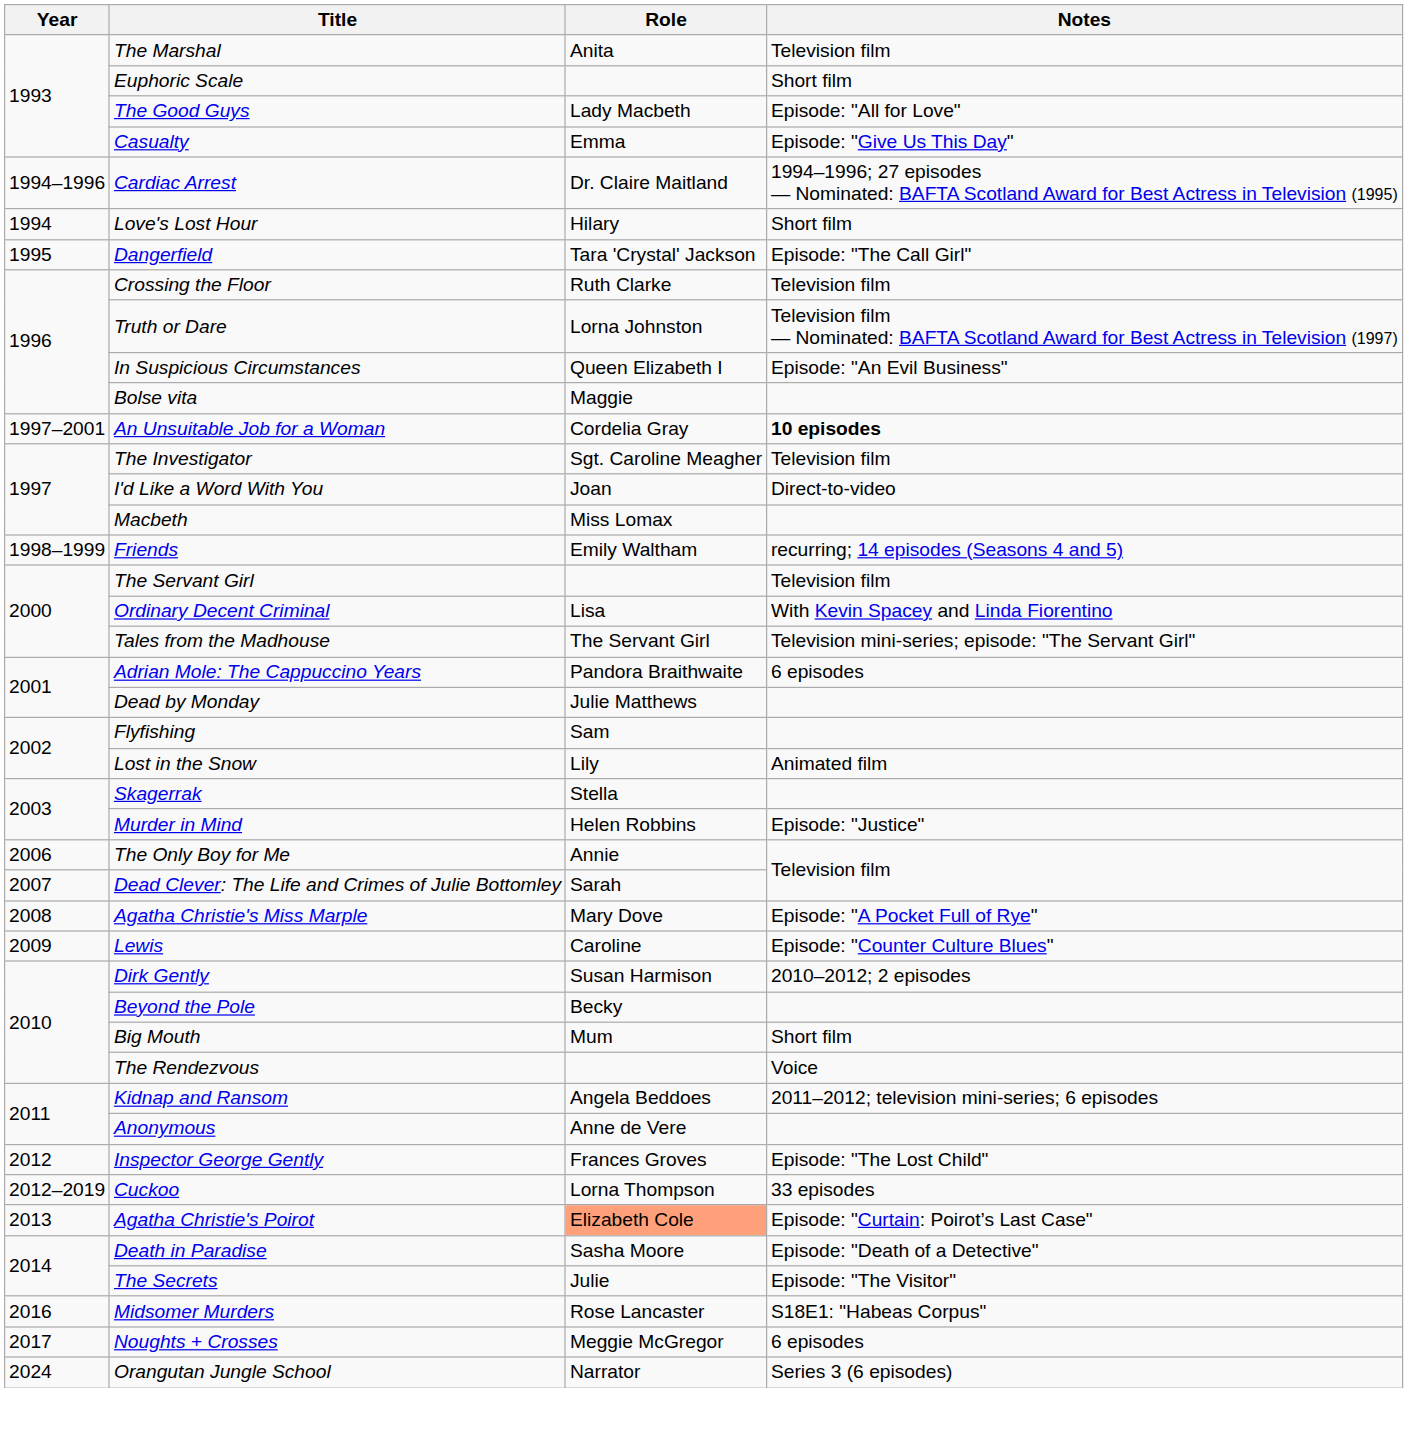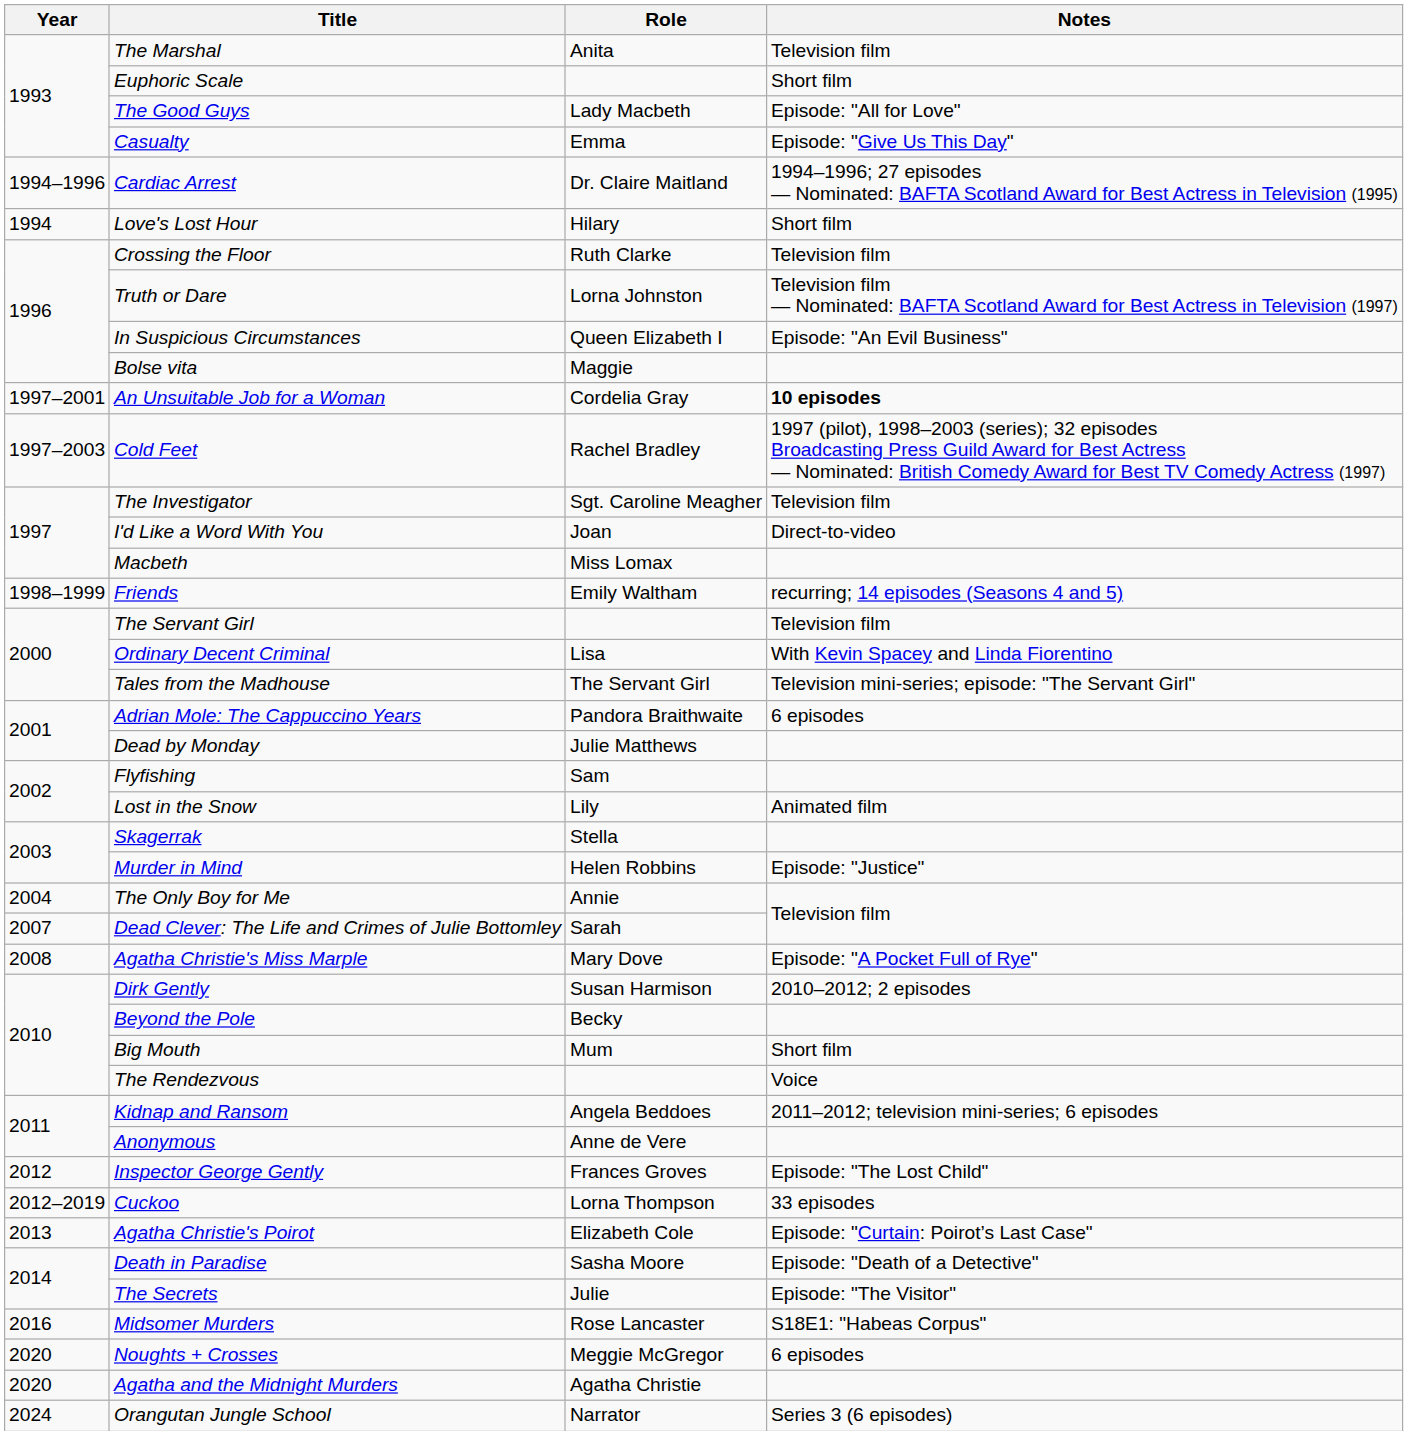- row: (163, 254)
+ row: (156, 449)
(30, 854) 2006 -> (30, 897) 2004
- row: (139, 945)
(632, 1220) lightsalmon background -> (632, 1232) no background
(30, 1341) 2017 -> (30, 1354) 2020
+ row: (256, 1385)
